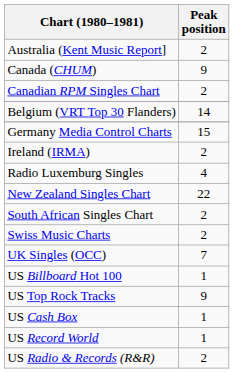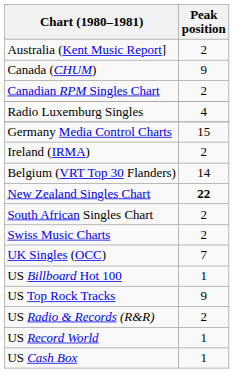rows swapped: (92, 111) <-> (75, 173)
(204, 193) normal -> (204, 193) bold
rows swapped: (42, 317) <-> (81, 358)
